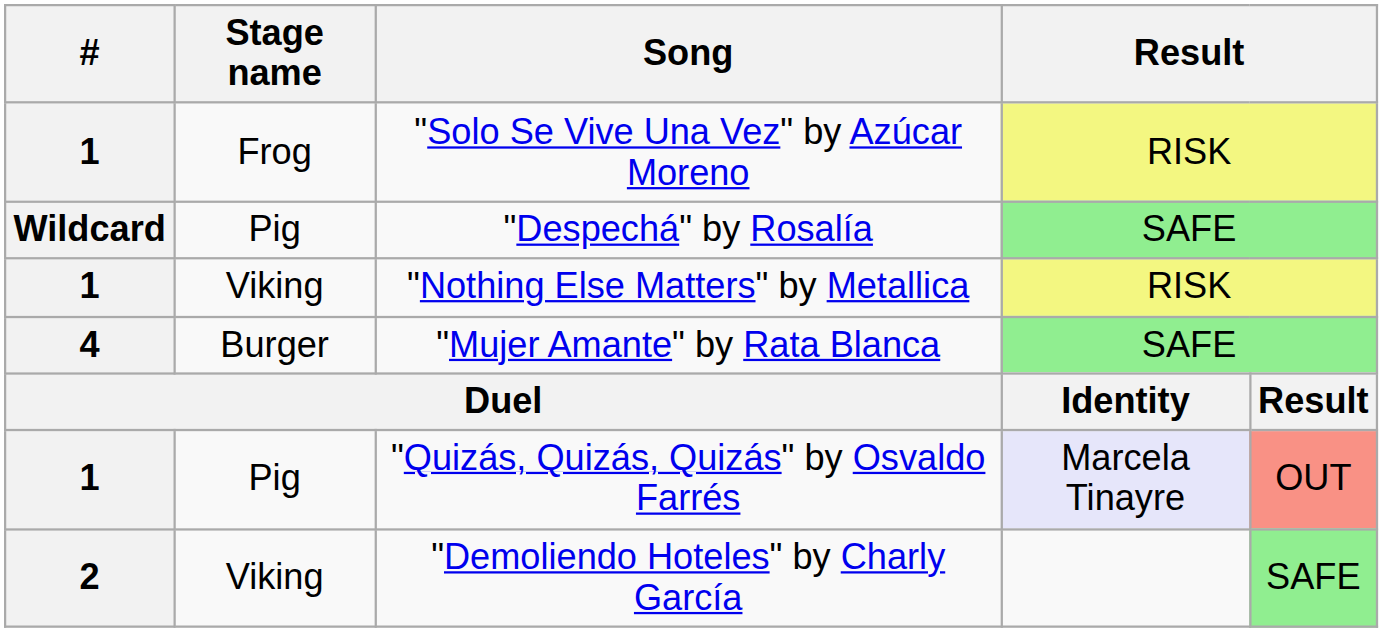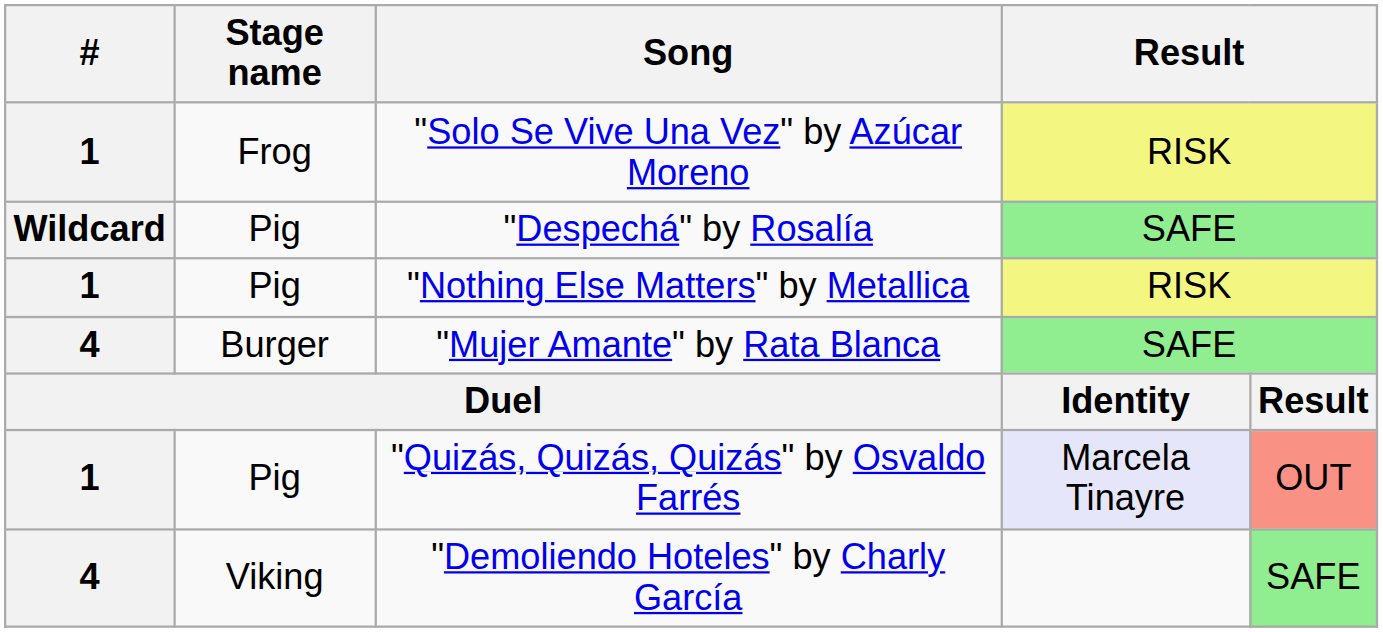(275, 286) Viking -> (275, 286) Pig
(90, 576) 2 -> (90, 576) 4
